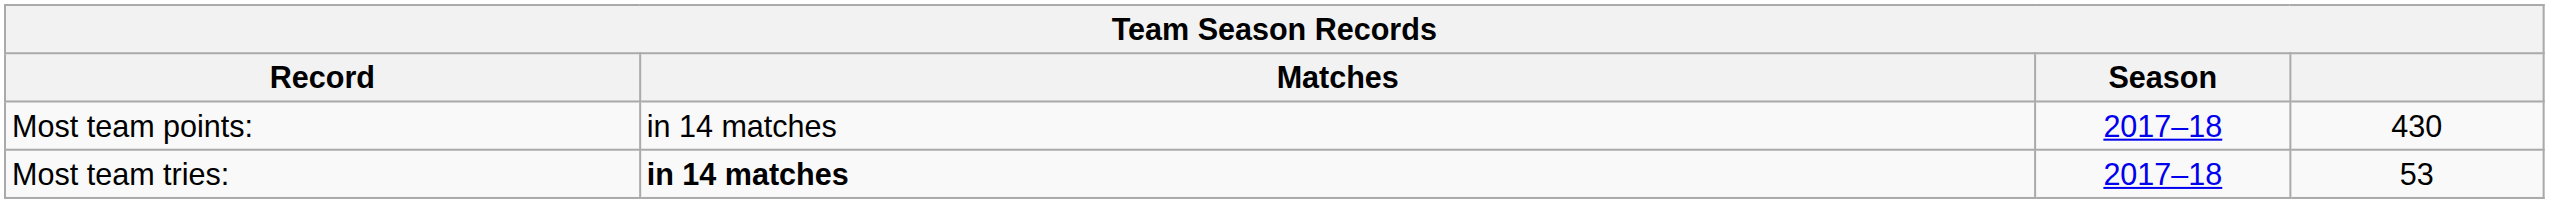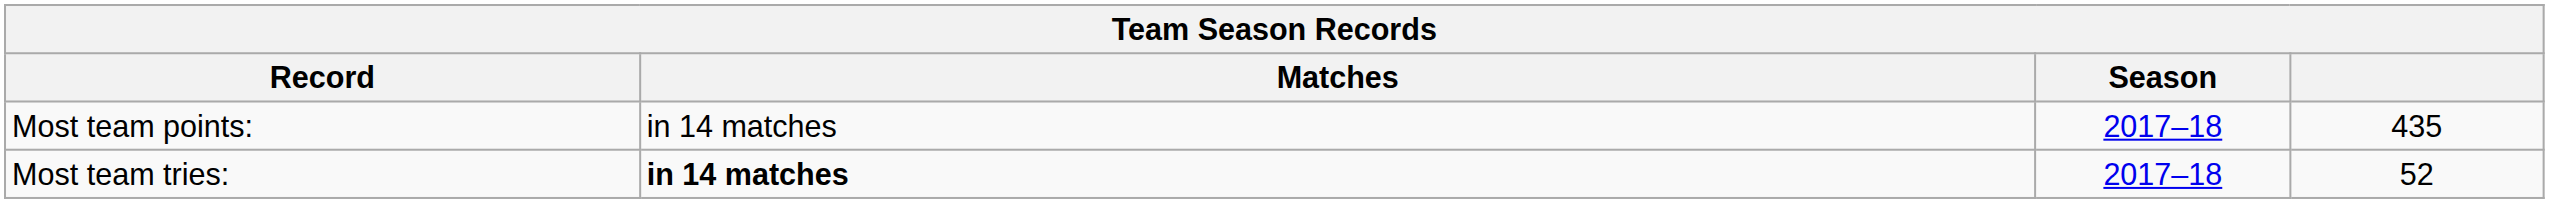(2417, 126) 430 -> (2417, 126) 435
(2417, 174) 53 -> (2417, 174) 52
